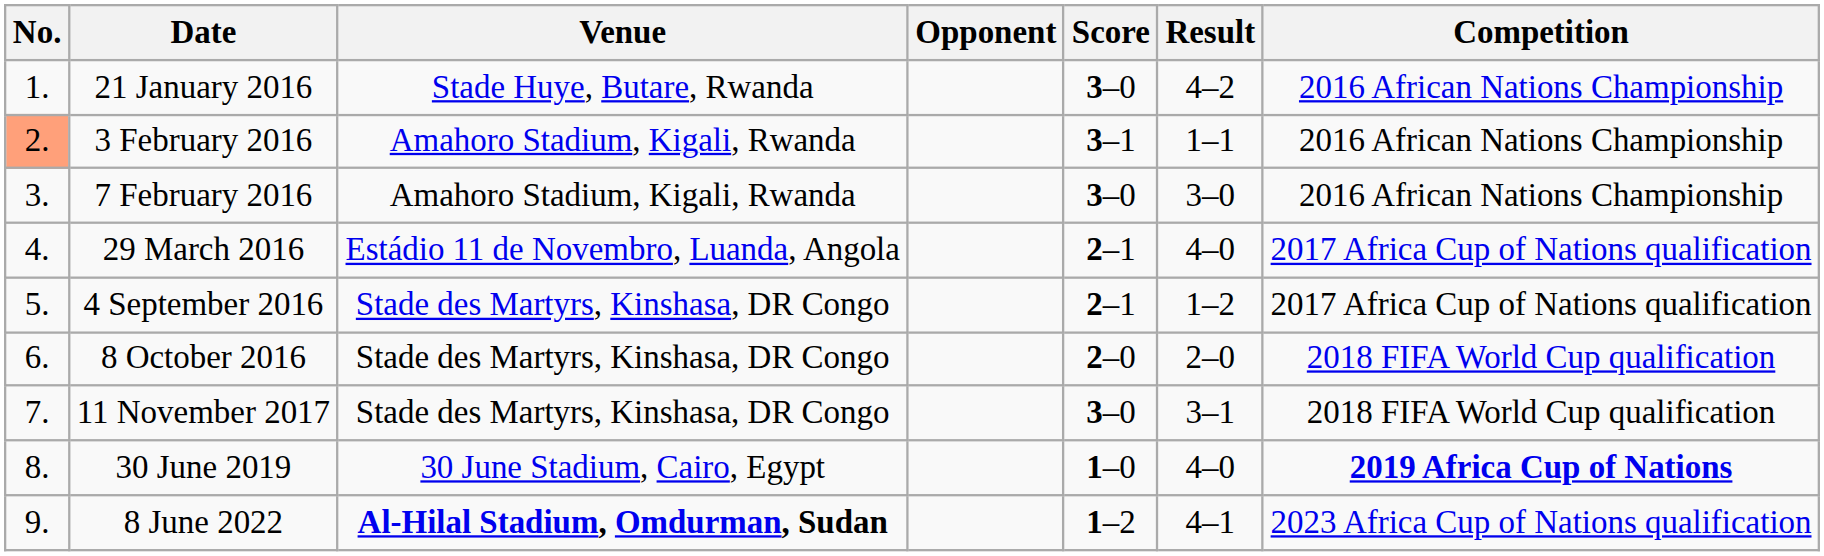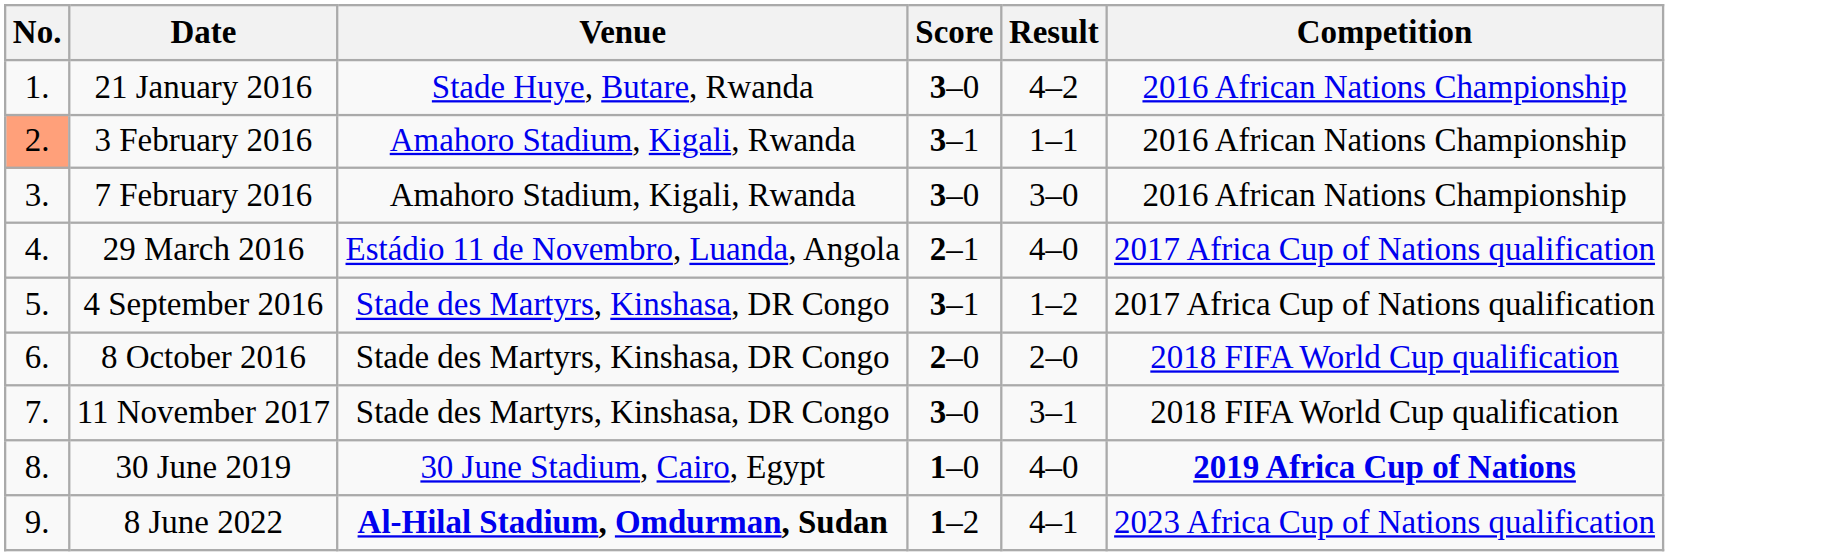- column: (986, 32)
(1111, 304) 2–1 -> (954, 304) 3–1
